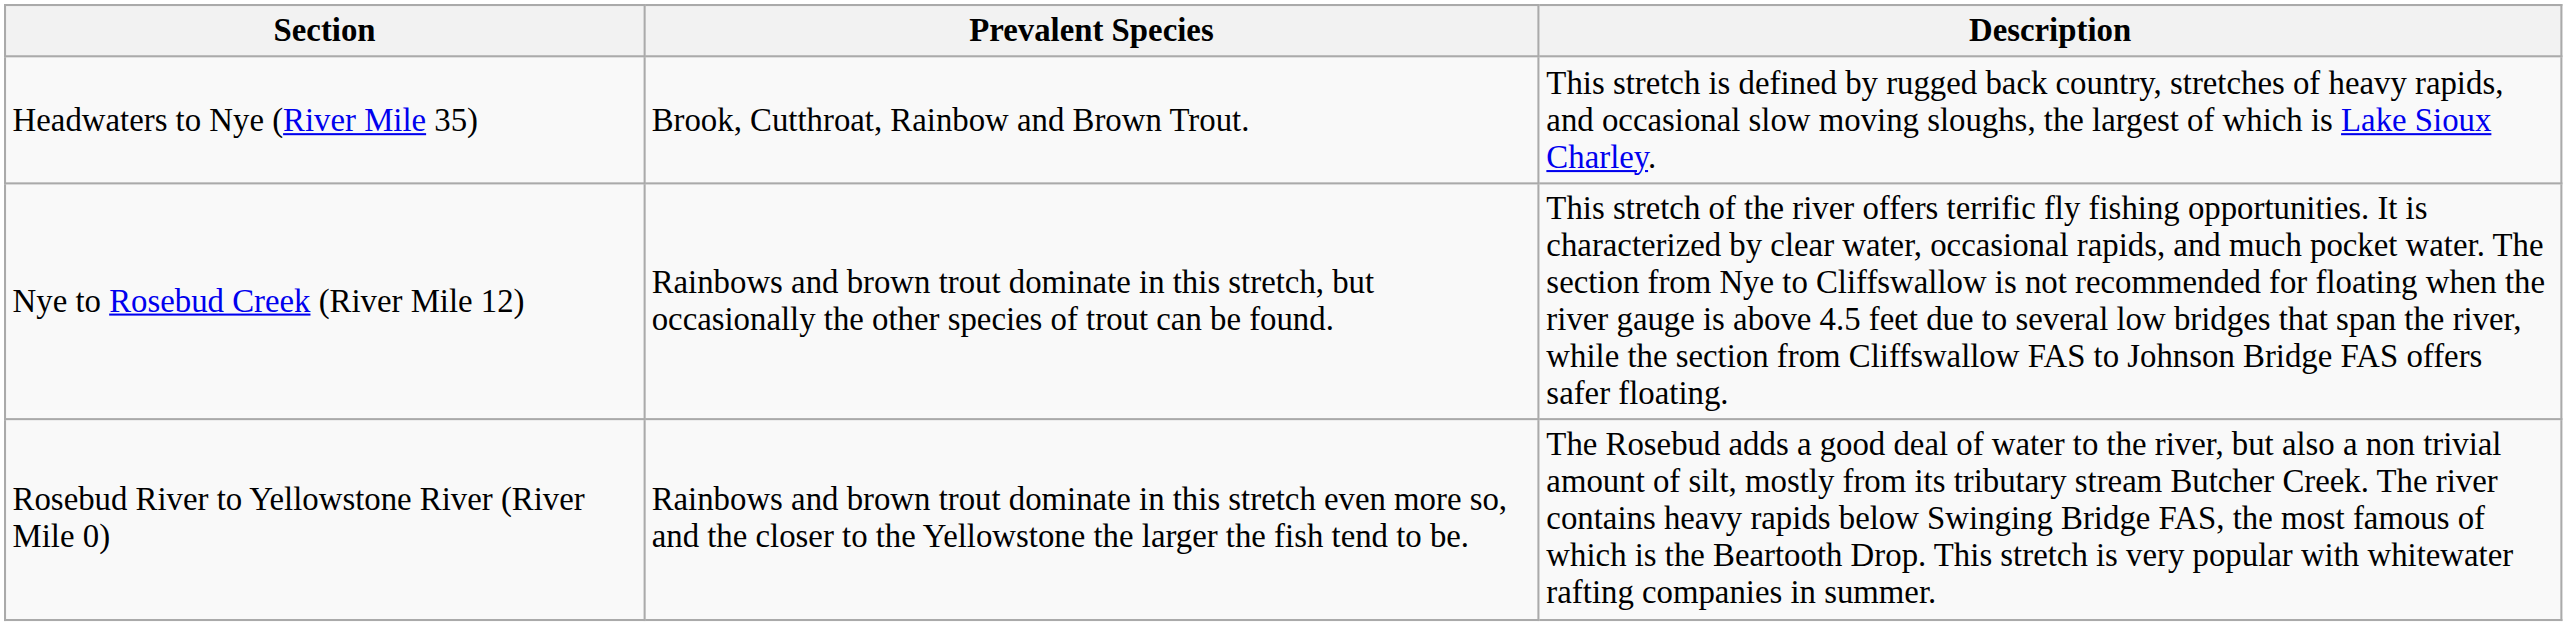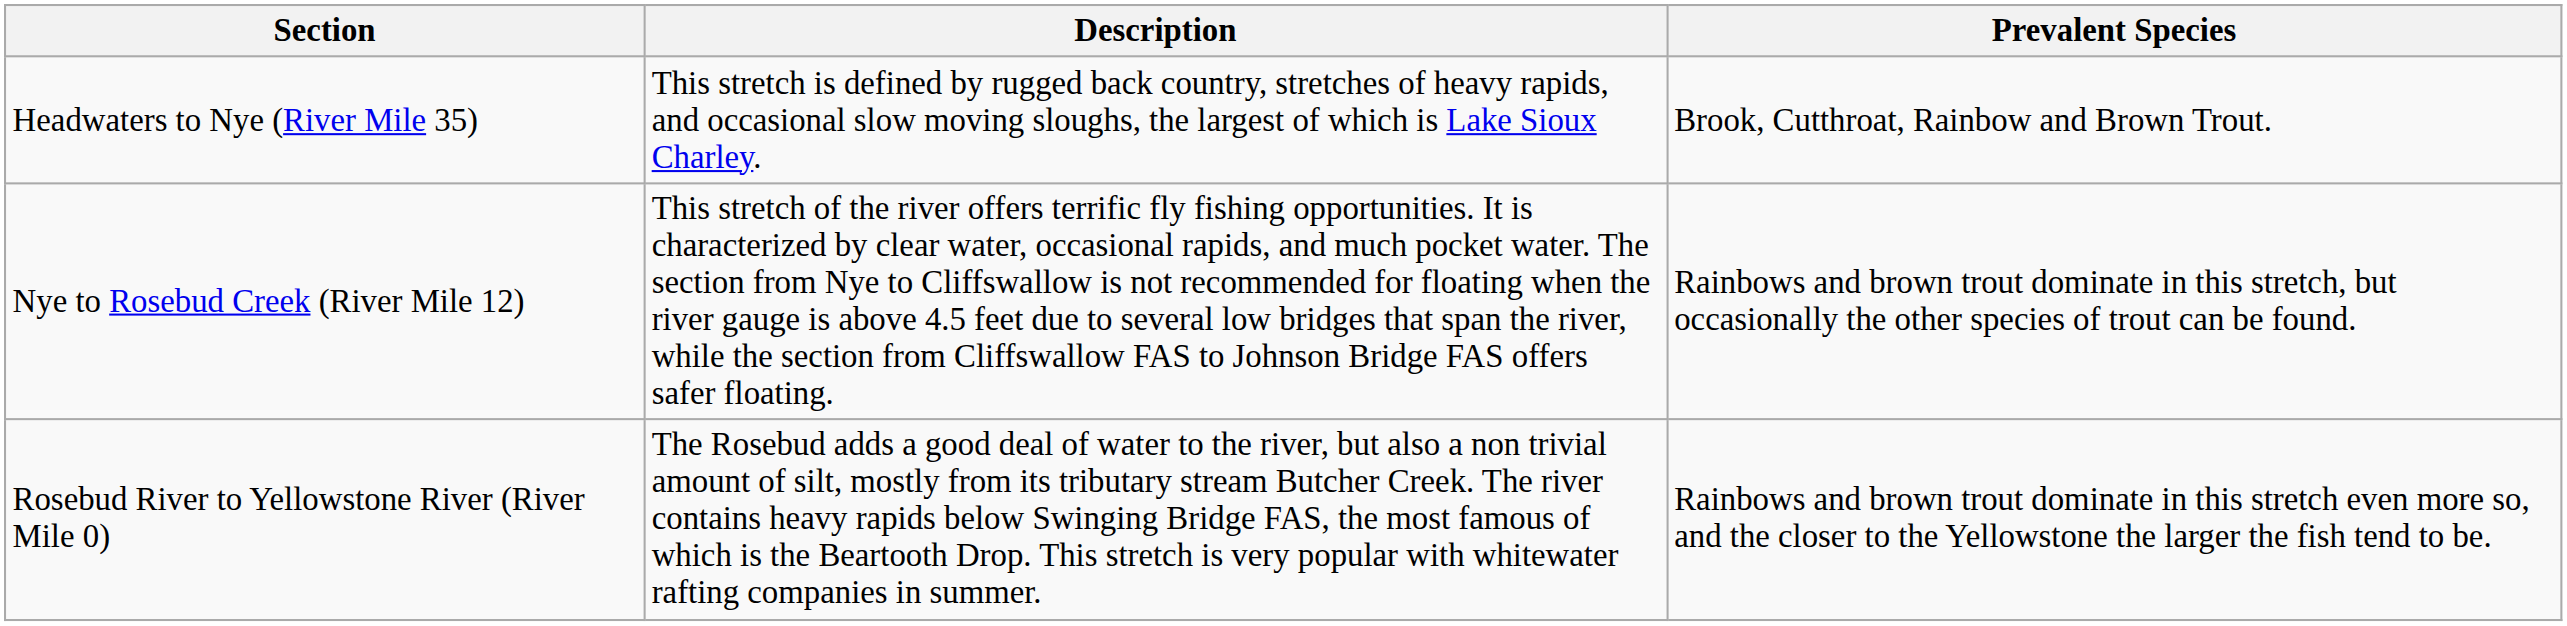columns swapped: (2050, 30) <-> (1091, 30)
